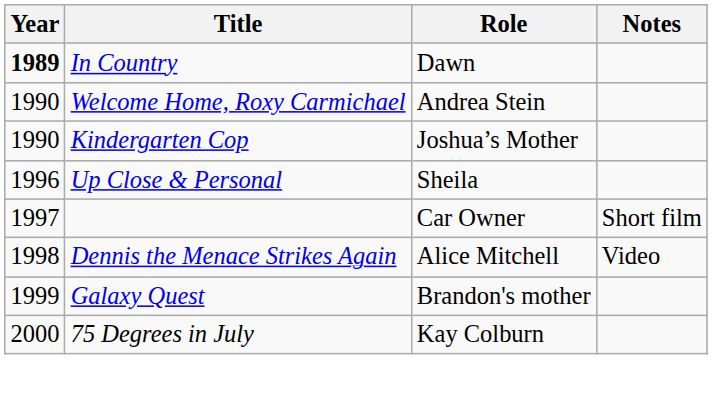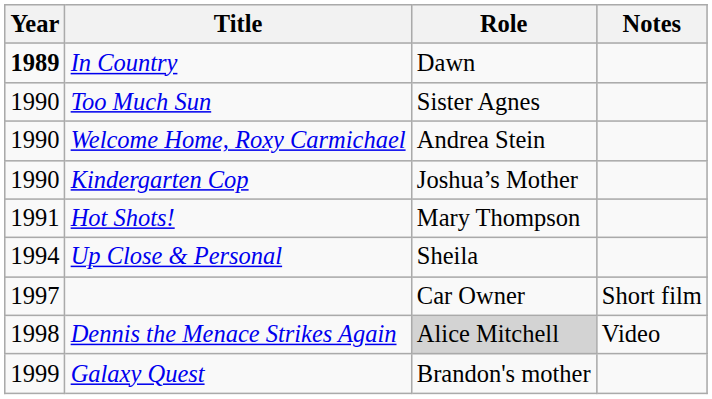+ row: (141, 101)
+ row: (123, 218)
(35, 179) 1996 -> (35, 256) 1994
(488, 256) no background -> (488, 334) lightgrey background
- row: (162, 334)
